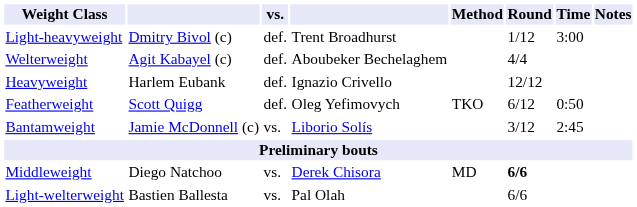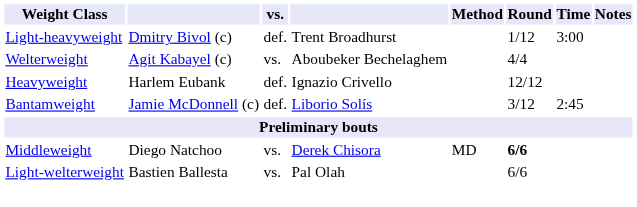(275, 59) def. -> (272, 59) vs.
- row: (49, 104)
(272, 127) vs. -> (275, 104) def.
